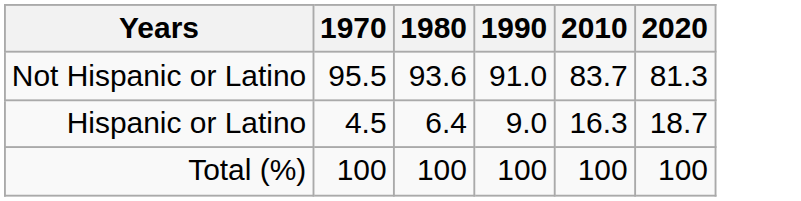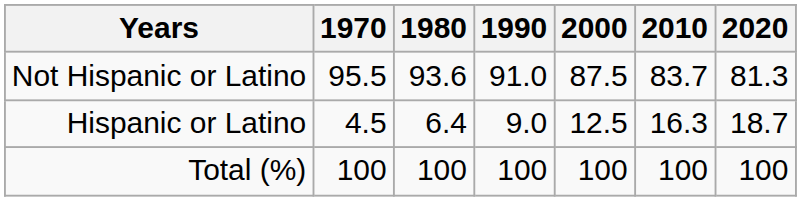+ column: (594, 28)
